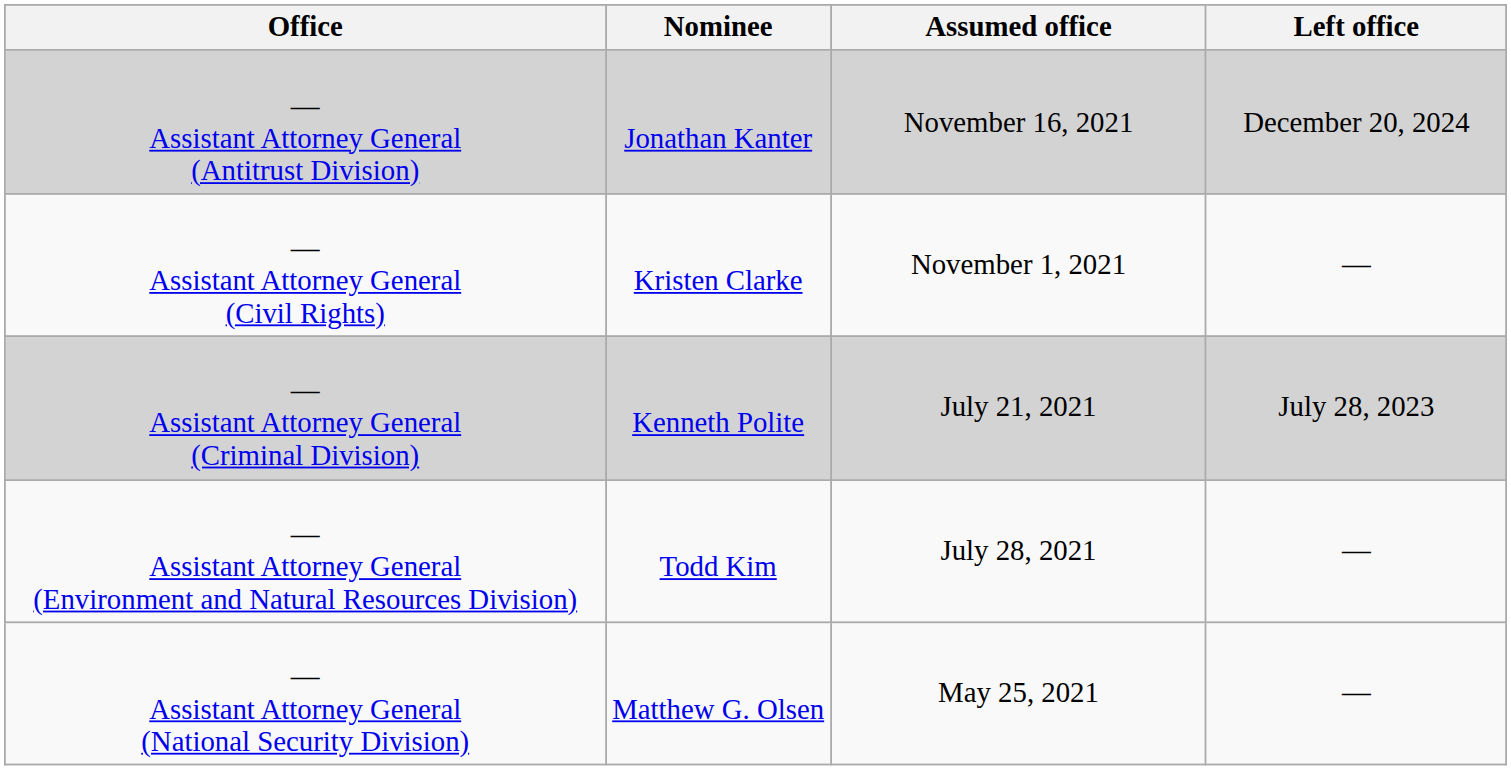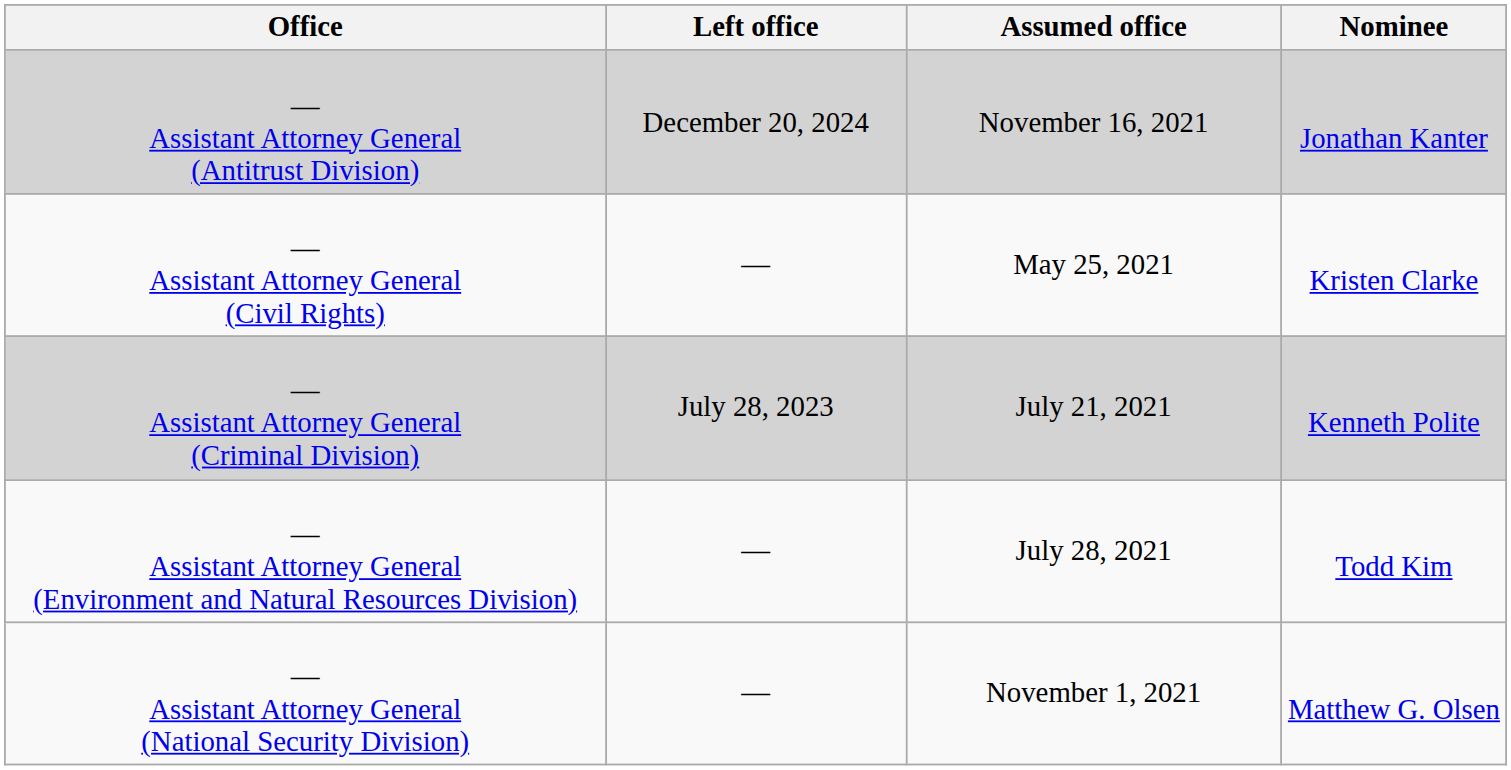columns swapped: (718, 27) <-> (1356, 27)
(1018, 264) November 1, 2021 -> (1094, 264) May 25, 2021
(1018, 693) May 25, 2021 -> (1094, 693) November 1, 2021
